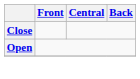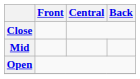+ row: (20, 47)
